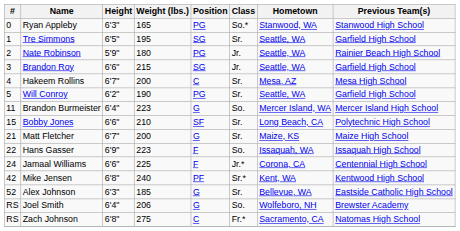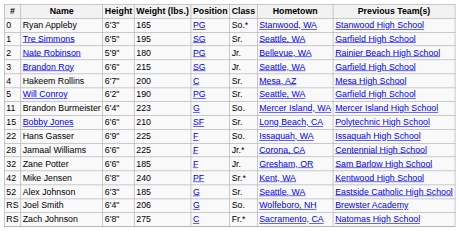(282, 53) Seattle, WA -> (285, 53) Bellevue, WA
- row: (48, 137)
(144, 150) 223 -> (144, 137) 225
(11, 164) 24 -> (11, 150) 28
+ row: (46, 164)
(285, 192) Bellevue, WA -> (282, 192) Seattle, WA
